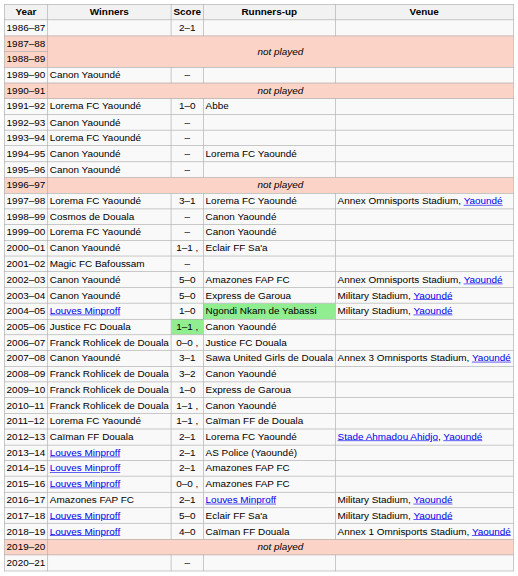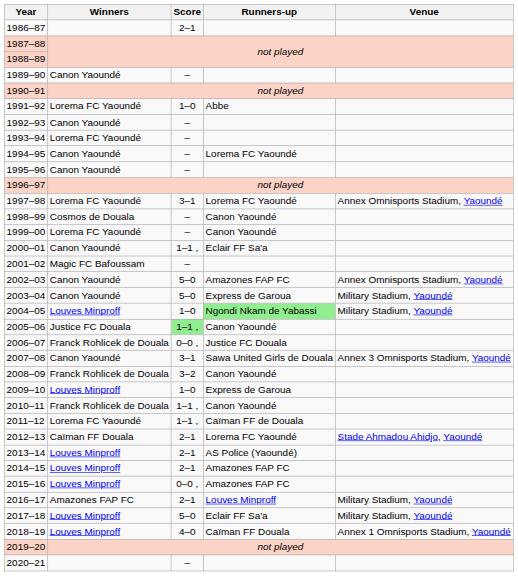(109, 389) Franck Rohlicek de Douala -> (85, 389) Louves Minproff
